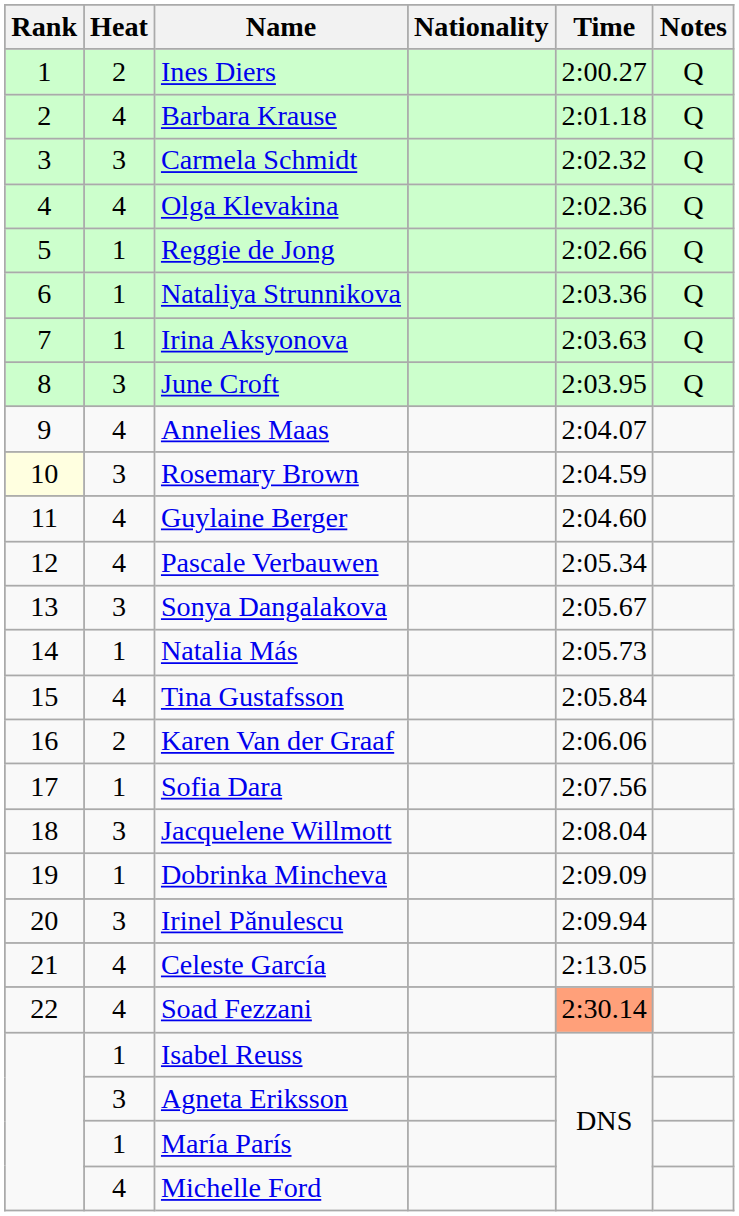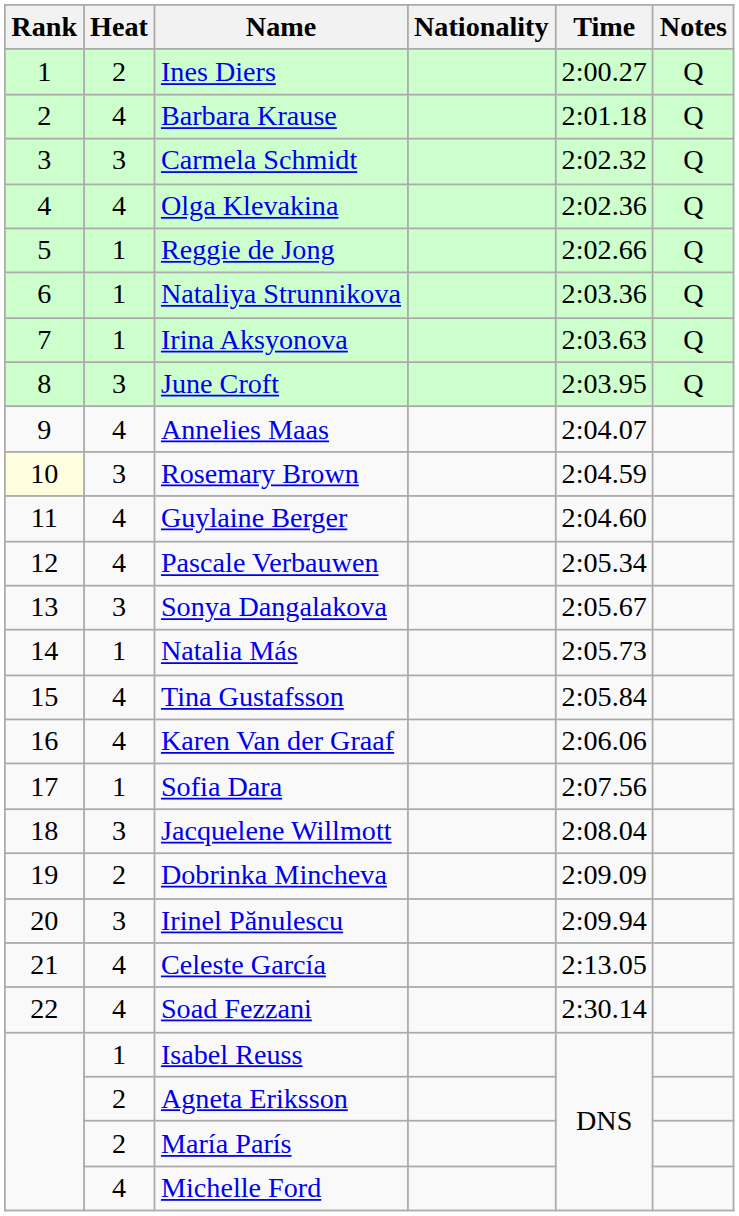(119, 741) 2 -> (119, 741) 4
(119, 875) 1 -> (119, 875) 2
(604, 1009) lightsalmon background -> (604, 1009) no background
(119, 1098) 3 -> (119, 1098) 2
(119, 1143) 1 -> (119, 1143) 2
